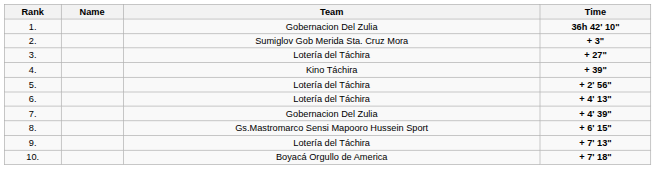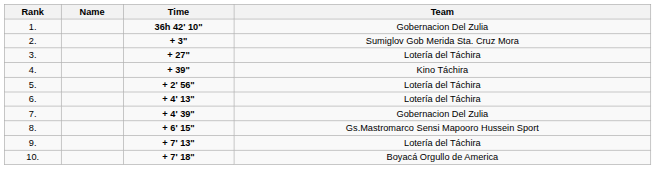columns swapped: (332, 12) <-> (596, 12)
